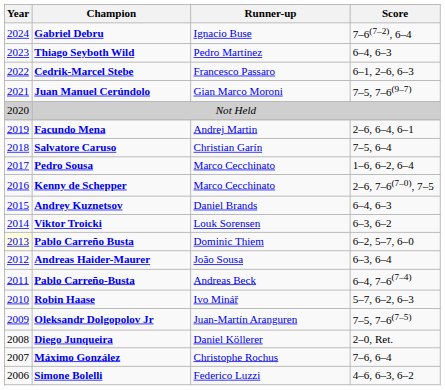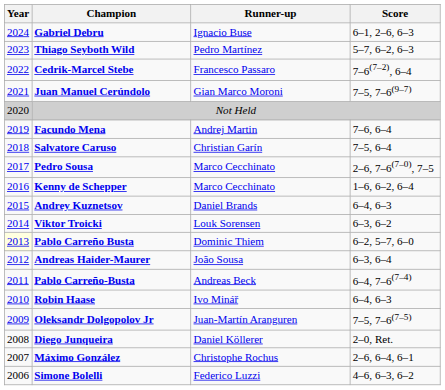(382, 33) 7–6(7–2), 6–4 -> (383, 32) 6–1, 2–6, 6–3
(372, 53) 6–4, 6–3 -> (383, 50) 5–7, 6–2, 6–3
(383, 71) 6–1, 2–6, 6–3 -> (382, 70) 7–6(7–2), 6–4
(383, 129) 2–6, 6–4, 6–1 -> (372, 129) 7–6, 6–4
(383, 166) 1–6, 6–2, 6–4 -> (393, 167) 2–6, 7–6(7–0), 7–5
(393, 185) 2–6, 7–6(7–0), 7–5 -> (383, 187) 1–6, 6–2, 6–4
(383, 300) 5–7, 6–2, 6–3 -> (372, 300) 6–4, 6–3
(372, 357) 7–6, 6–4 -> (383, 357) 2–6, 6–4, 6–1
